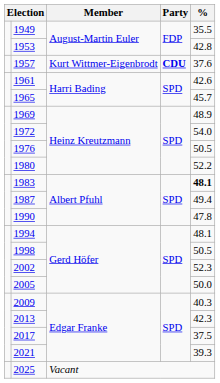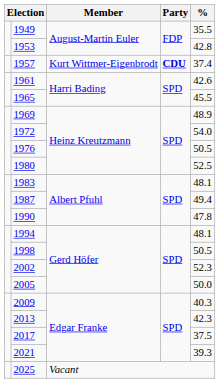(203, 64) 37.6 -> (203, 64) 37.4
(203, 98) 45.7 -> (203, 98) 45.5
(203, 166) 52.2 -> (203, 166) 52.5
(203, 183) bold -> (203, 183) normal
